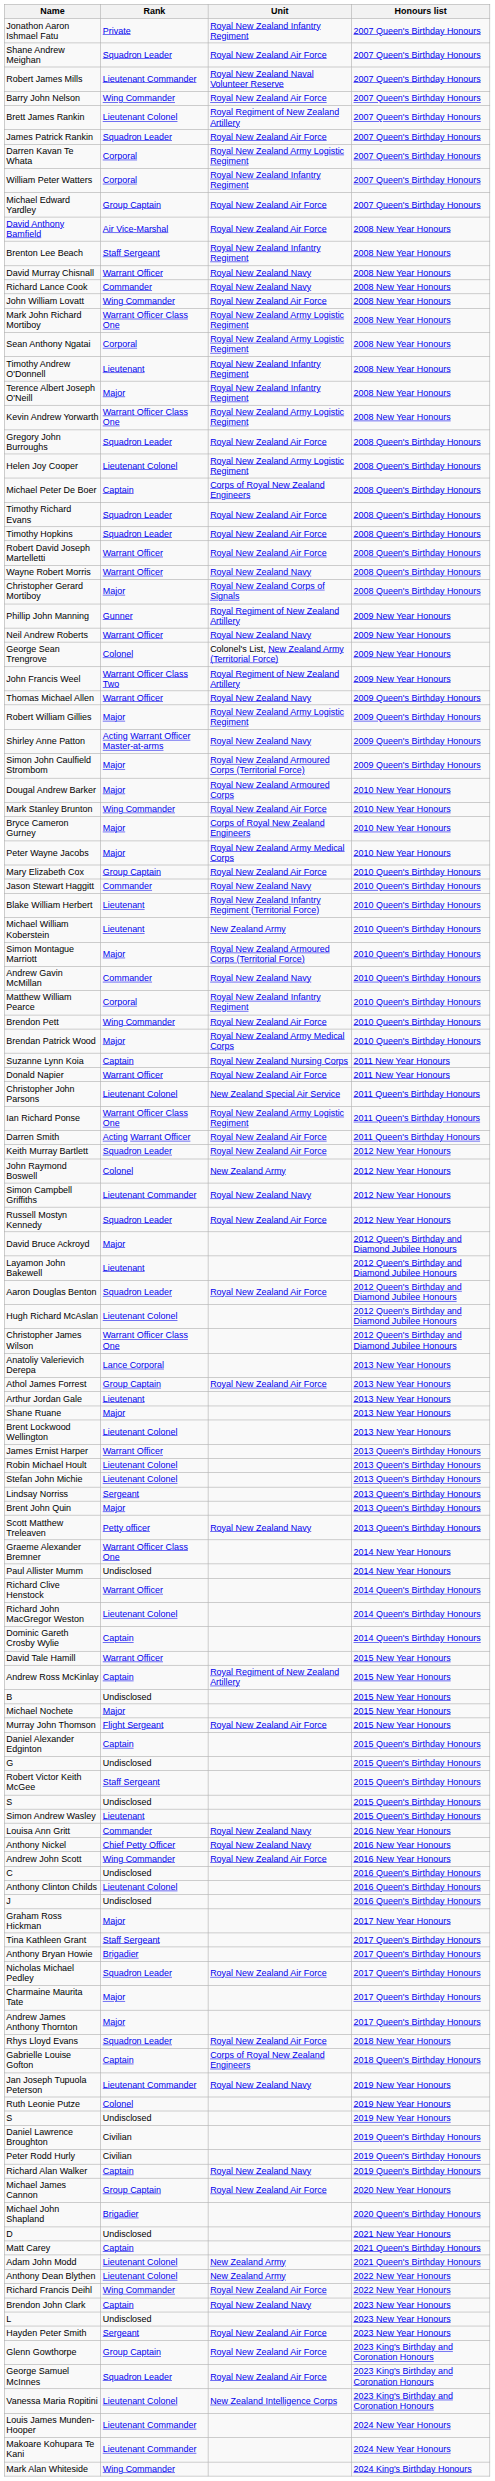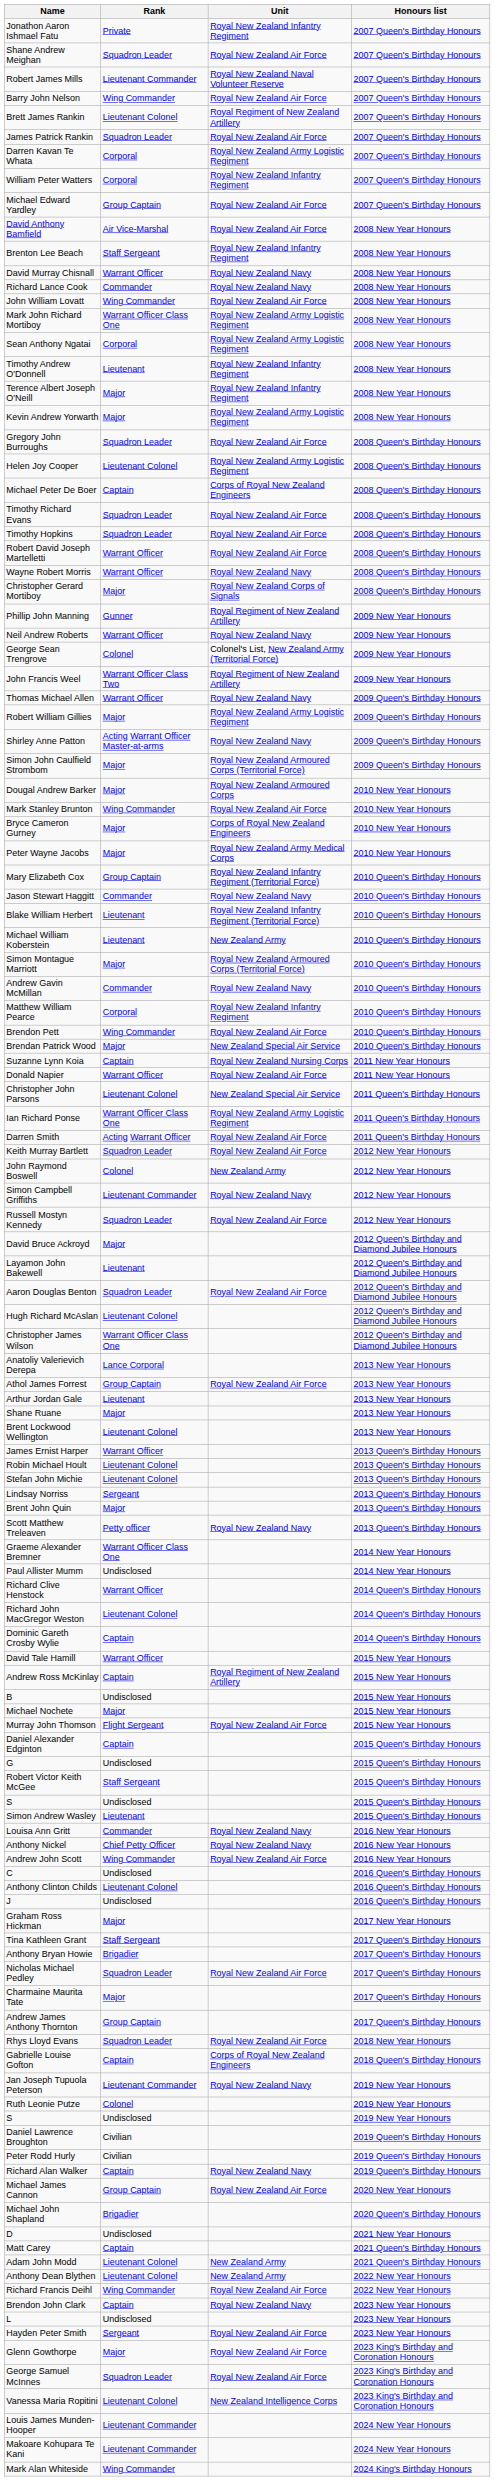(145, 417) Warrant Officer Class One -> (114, 417) Major
(268, 872) Royal New Zealand Air Force -> (265, 877) Royal New Zealand Infantry Regiment (Territorial Force)
(277, 1041) Royal New Zealand Army Medical Corps -> (275, 1046) New Zealand Special Air Service
(114, 2022) Major -> (132, 2022) Group Captain
(132, 2352) Group Captain -> (114, 2352) Major
